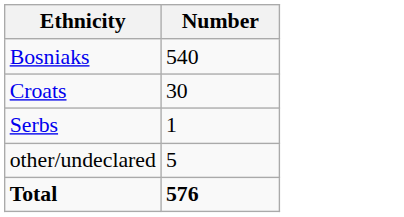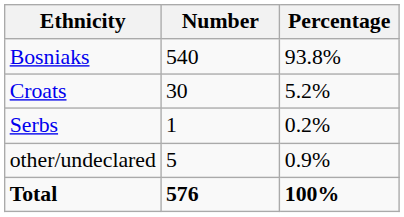+ column: (339, 21)
